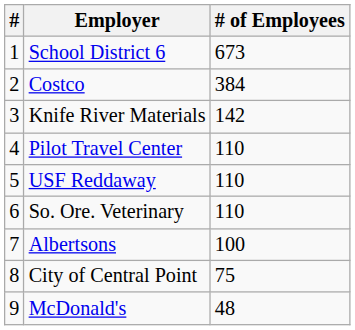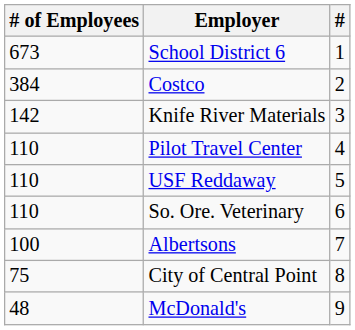columns swapped: (14, 20) <-> (280, 20)
